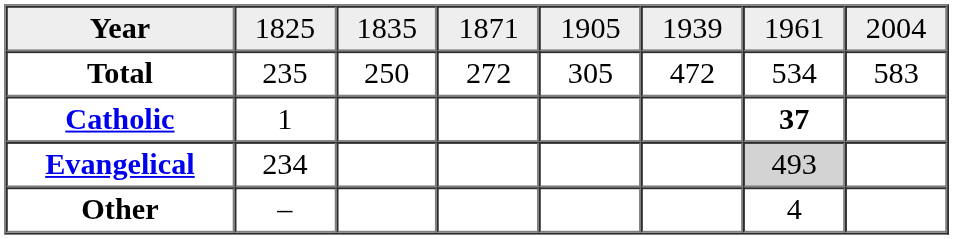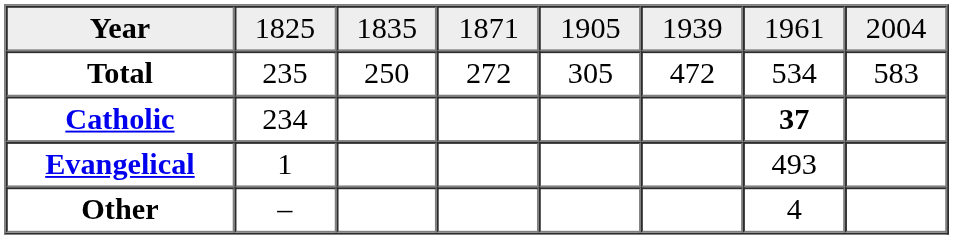(285, 118) 1 -> (285, 118) 234
(285, 164) 234 -> (285, 164) 1
(794, 164) lightgrey background -> (794, 164) no background
